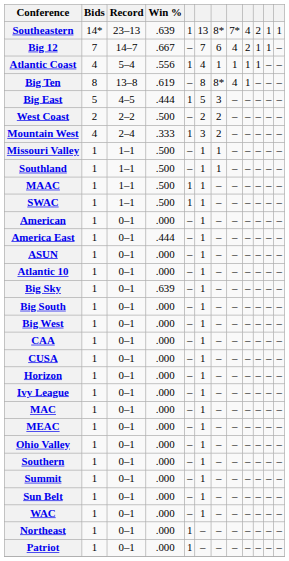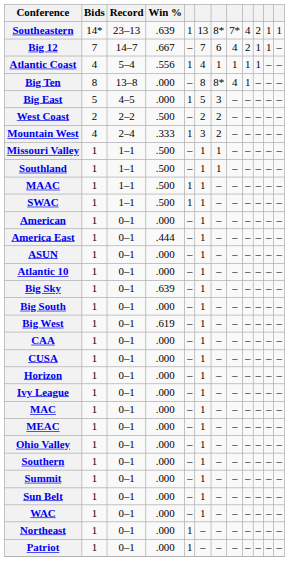(165, 82) .619 -> (165, 82) .000
(165, 99) .444 -> (165, 99) .000
(165, 323) .000 -> (165, 323) .619
